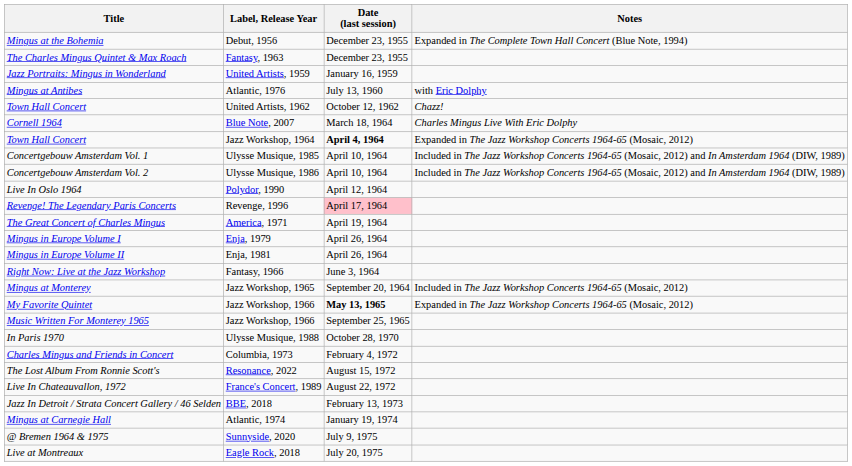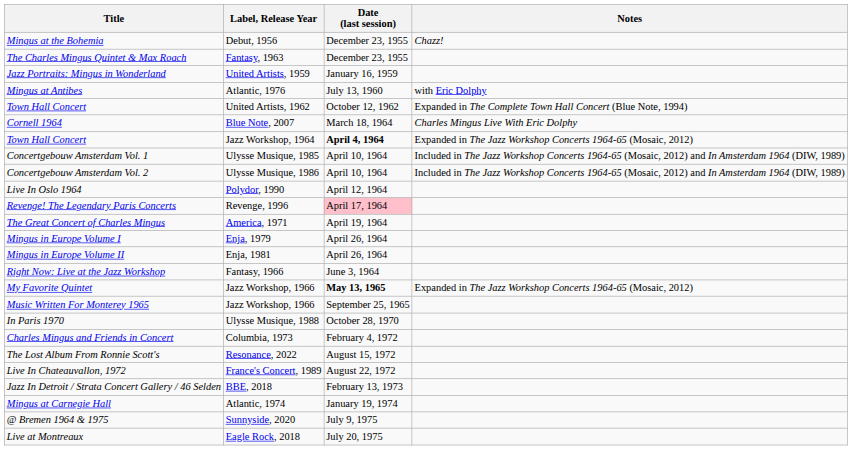(551, 40) Expanded in The Complete Town Hall Concert (Blue Note, 1994) -> (429, 40) Chazz!
(429, 106) Chazz! -> (551, 106) Expanded in The Complete Town Hall Concert (Blue Note, 1994)
- row: (49, 288)
